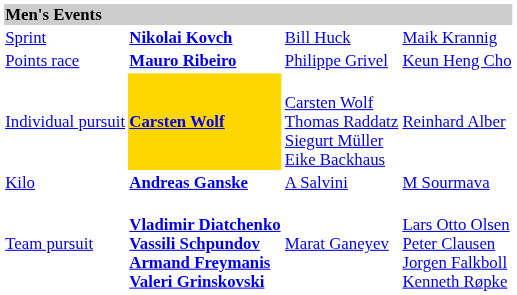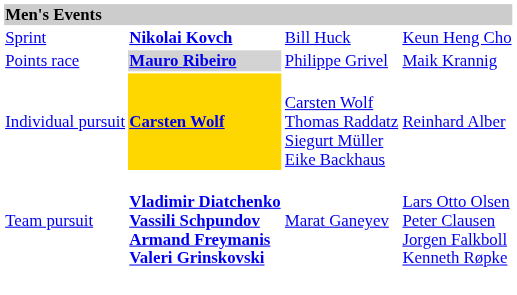(450, 37) Maik Krannig -> (457, 37) Keun Heng Cho
(183, 60) no background -> (183, 60) lightgrey background
(457, 60) Keun Heng Cho -> (450, 60) Maik Krannig
- row: (20, 182)
